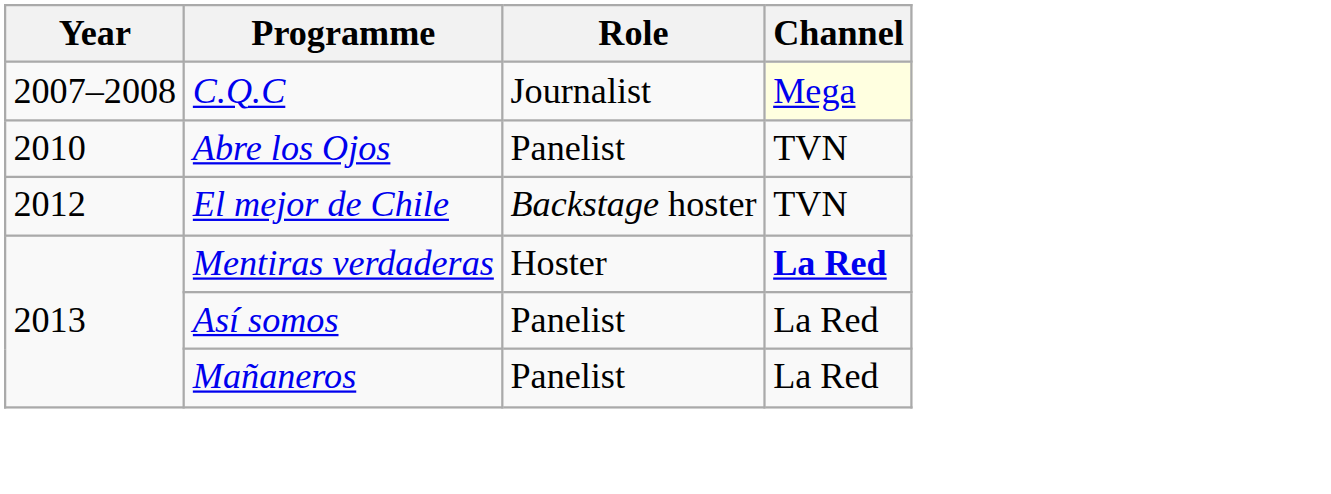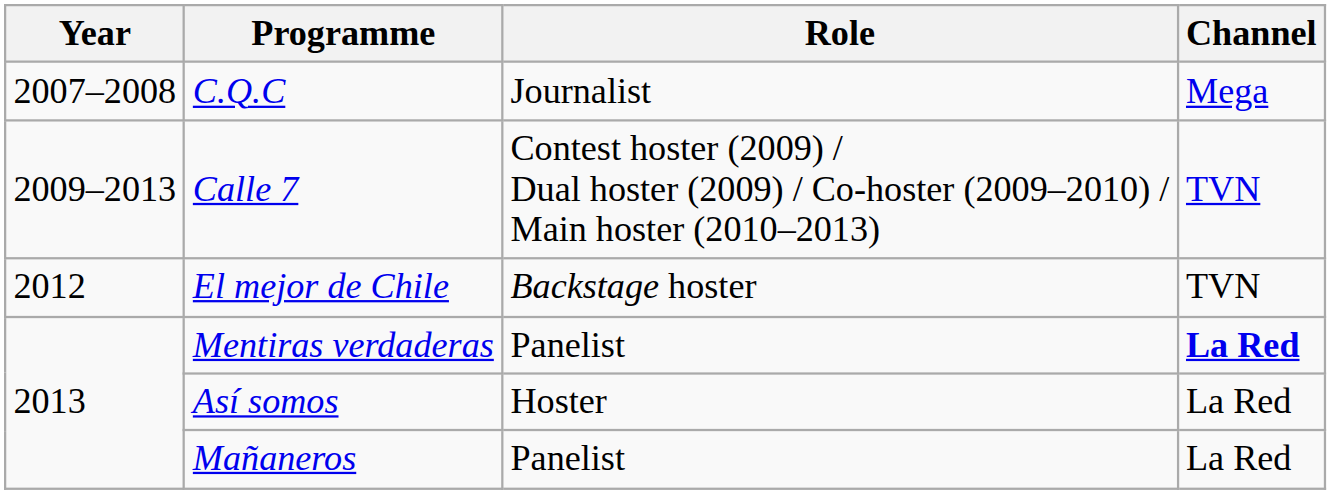(814, 90) lightyellow background -> (1227, 90) no background
+ row: (246, 188)
- row: (292, 147)
(559, 262) Hoster -> (568, 343) Panelist
(568, 319) Panelist -> (559, 401) Hoster
